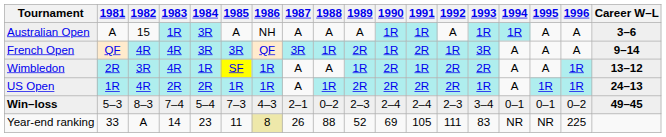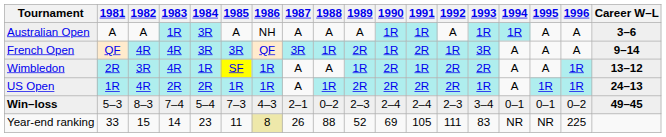(143, 31) 15 -> (143, 31) A
(143, 123) A -> (143, 123) 15
